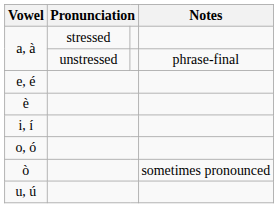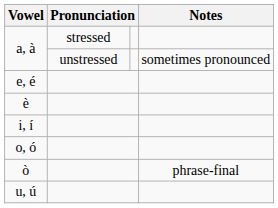(206, 59) phrase-final -> (206, 59) sometimes pronounced
(206, 170) sometimes pronounced -> (206, 170) phrase-final
